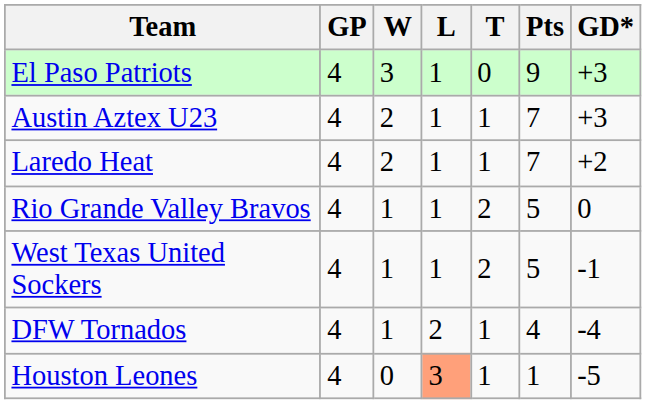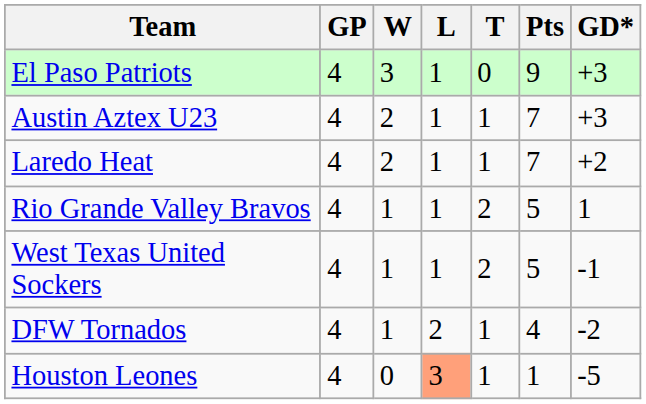(584, 207) 0 -> (584, 207) 1
(589, 330) -4 -> (589, 330) -2
